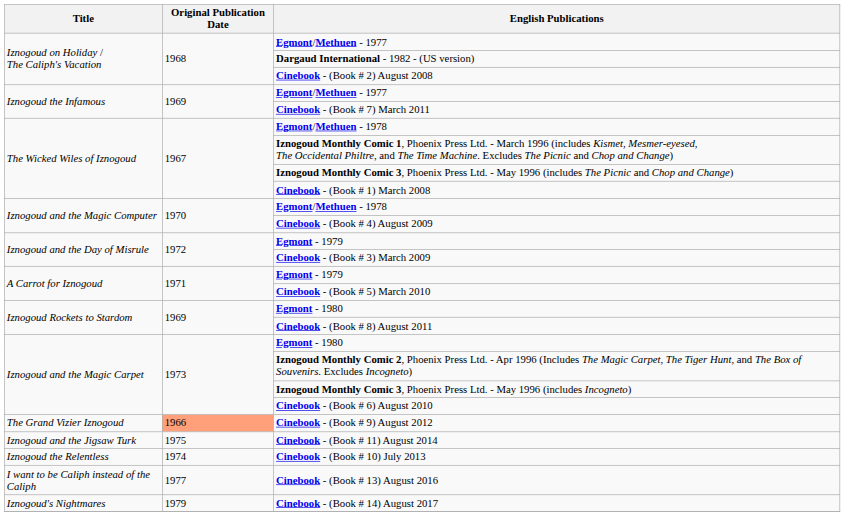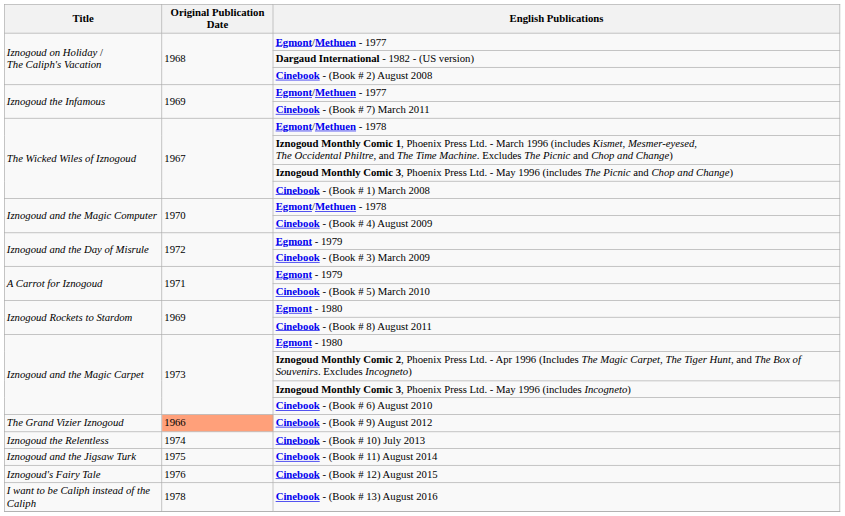rows swapped: (58, 457) <-> (71, 440)
+ row: (54, 474)
(175, 480) 1977 -> (175, 497) 1978
- row: (56, 503)
